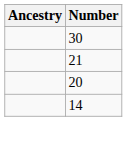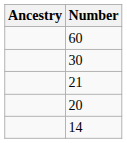+ row: (76, 38)
